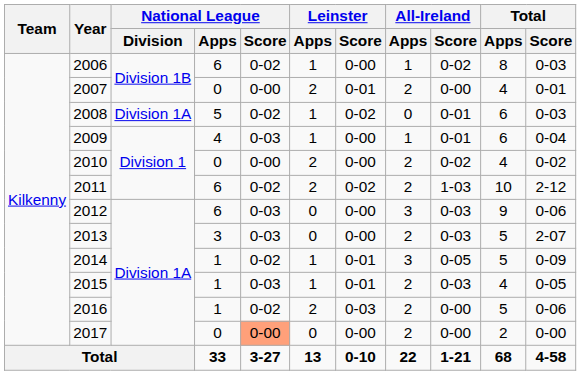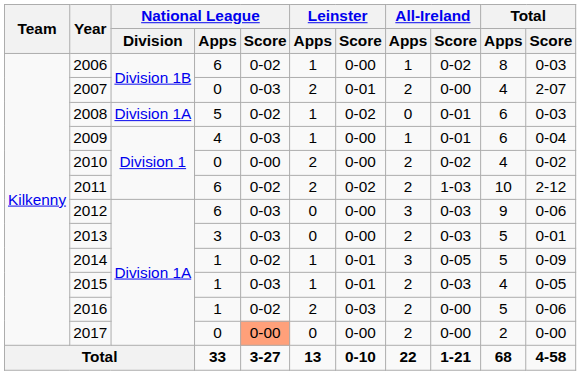(265, 89) 0-00 -> (265, 89) 0-03
(551, 89) 0-01 -> (551, 89) 2-07
(551, 235) 2-07 -> (551, 235) 0-01
